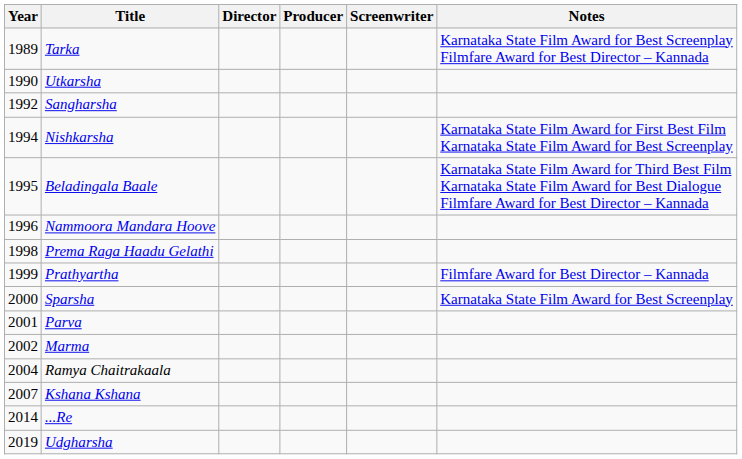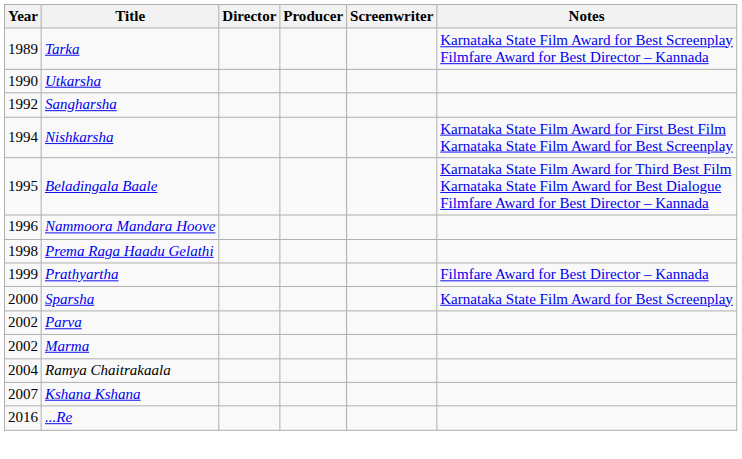(23, 322) 2001 -> (23, 322) 2002
(23, 418) 2014 -> (23, 418) 2016
- row: (79, 441)
